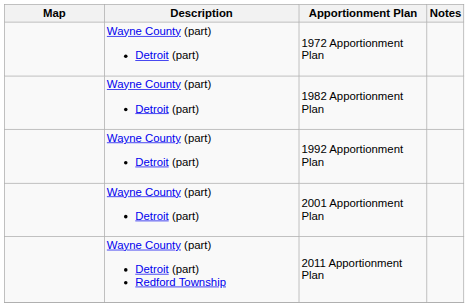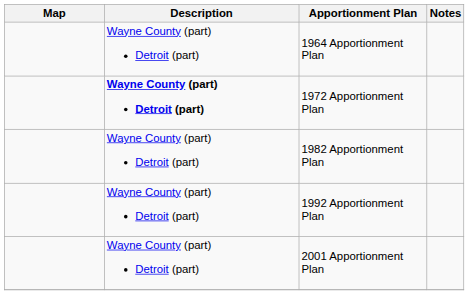+ row: (352, 49)
(202, 43) normal -> (202, 97) bold
- row: (352, 269)
